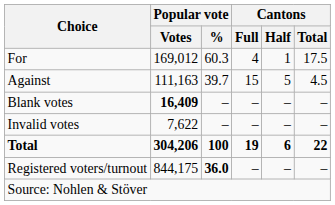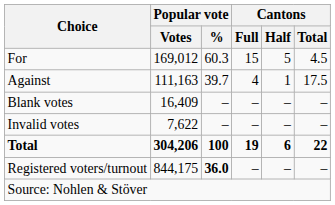(255, 59) 4 -> (252, 59) 15
(288, 59) 1 -> (288, 59) 5
(315, 59) 17.5 -> (319, 59) 4.5
(252, 80) 15 -> (255, 80) 4
(288, 80) 5 -> (288, 80) 1
(319, 80) 4.5 -> (315, 80) 17.5
(179, 102) bold -> (179, 102) normal
